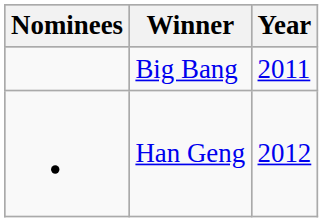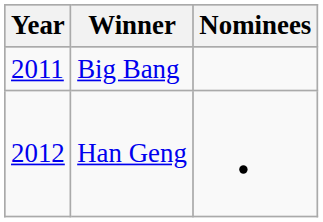columns swapped: (284, 25) <-> (67, 25)
